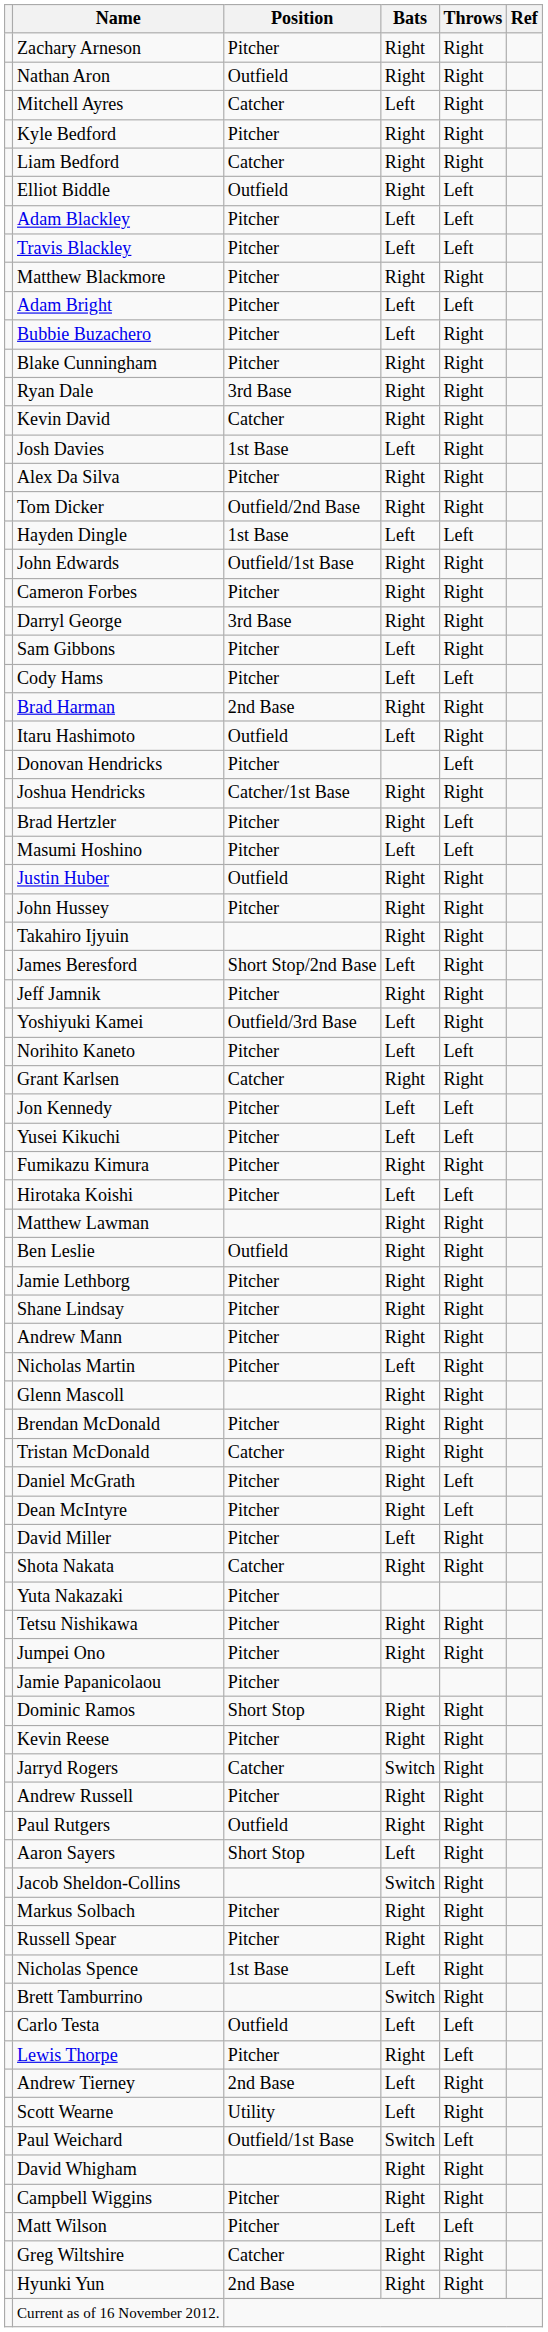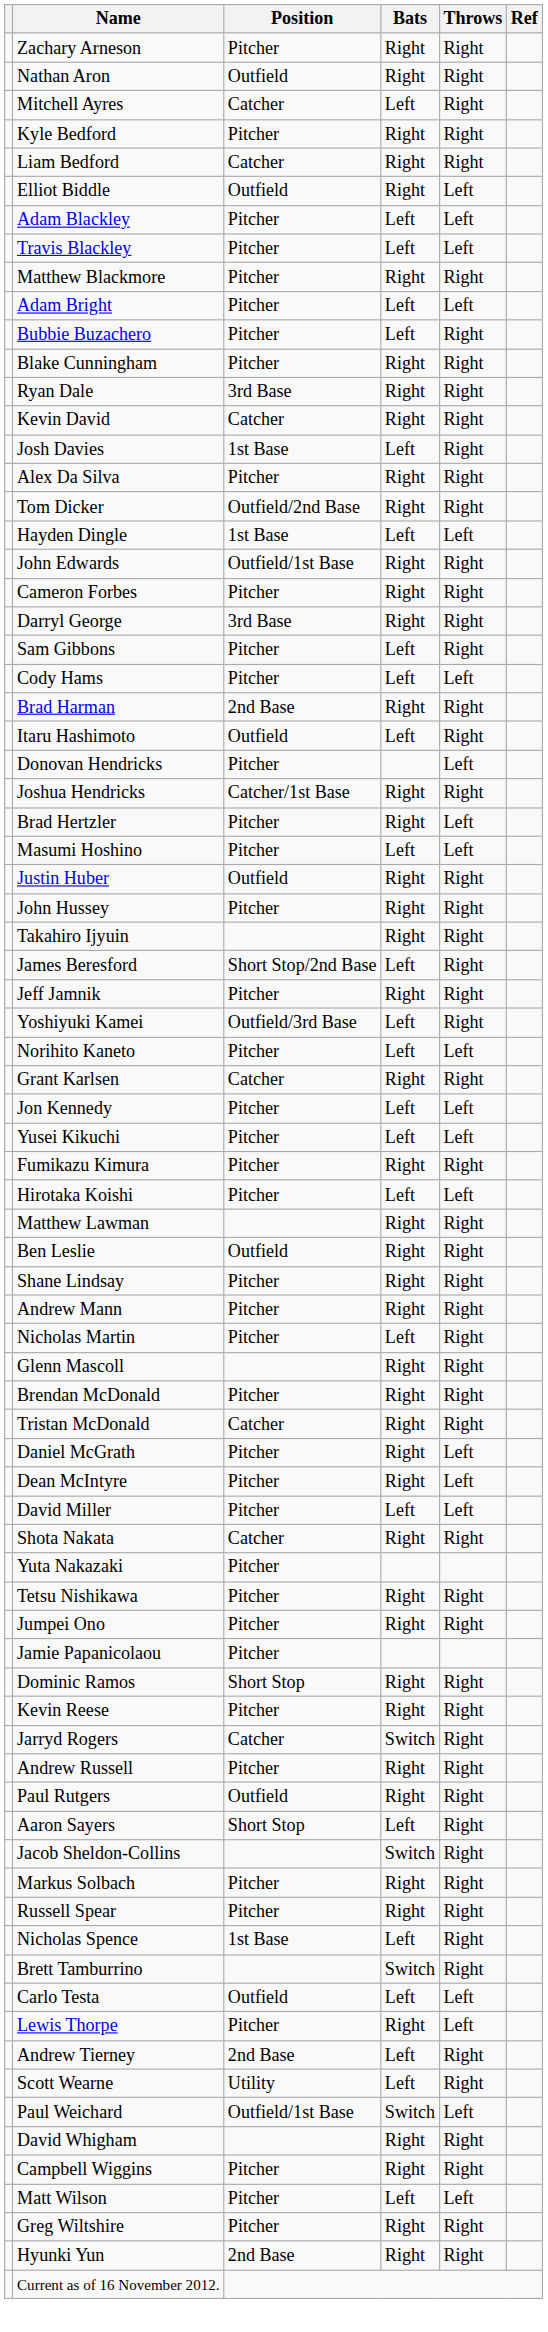- row: (73, 1280)
(464, 1538) Right -> (458, 1509) Left
(256, 2255) Catcher -> (253, 2226) Pitcher
